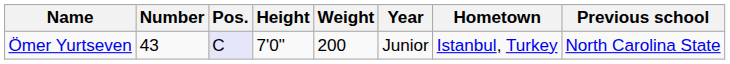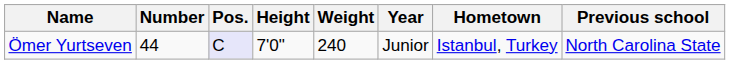(149, 45) 43 -> (149, 45) 44
(332, 45) 200 -> (332, 45) 240
